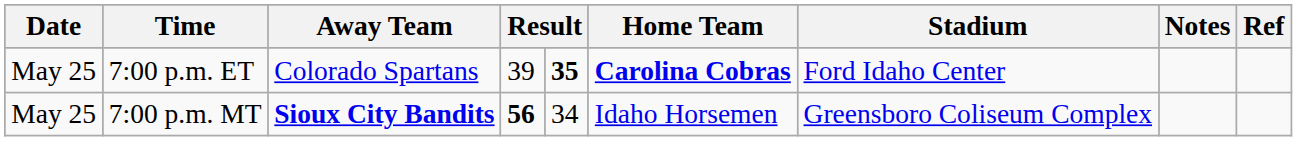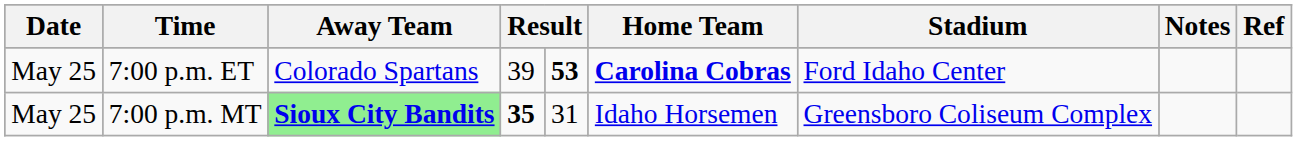(565, 69) 35 -> (565, 69) 53
(384, 113) no background -> (384, 113) lightgreen background
(521, 113) 56 -> (521, 113) 35
(565, 113) 34 -> (565, 113) 31
